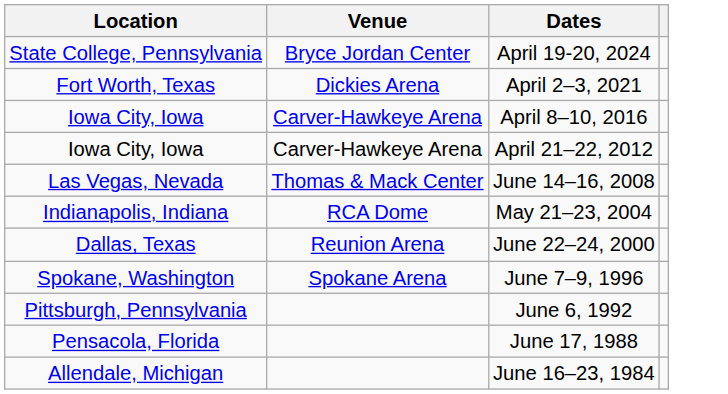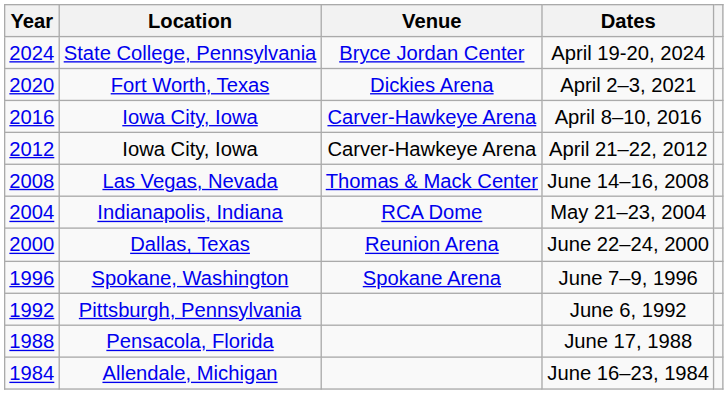+ column: (32, 21)
